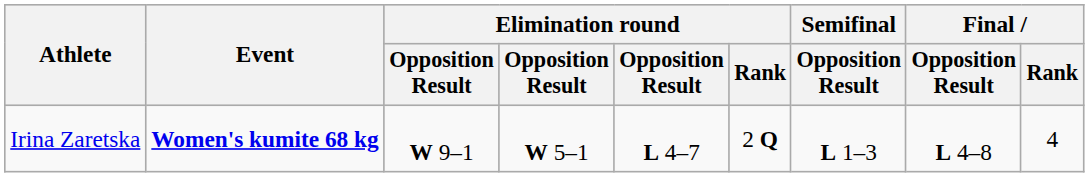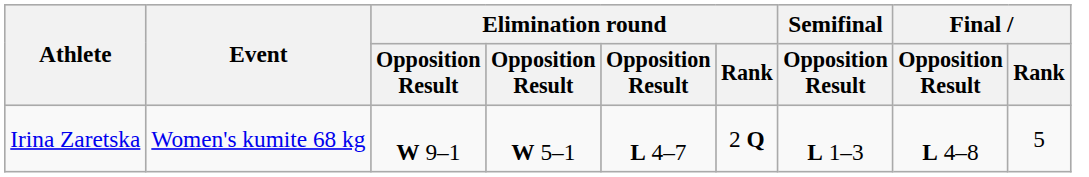(265, 138) bold -> (258, 138) normal
(1052, 138) 4 -> (1039, 138) 5
